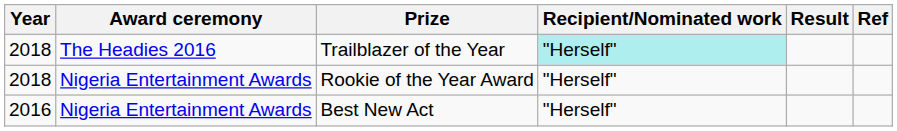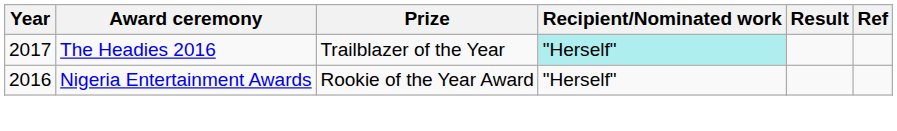(30, 49) 2018 -> (30, 49) 2017
(30, 79) 2018 -> (30, 79) 2016
- row: (377, 110)
